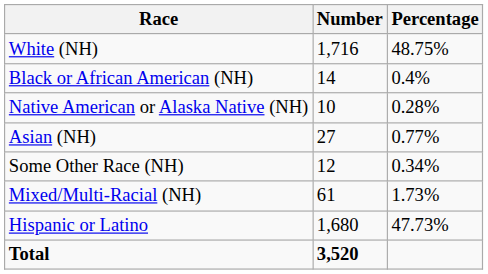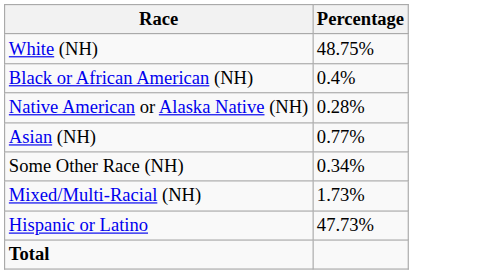- column: (350, 19)
